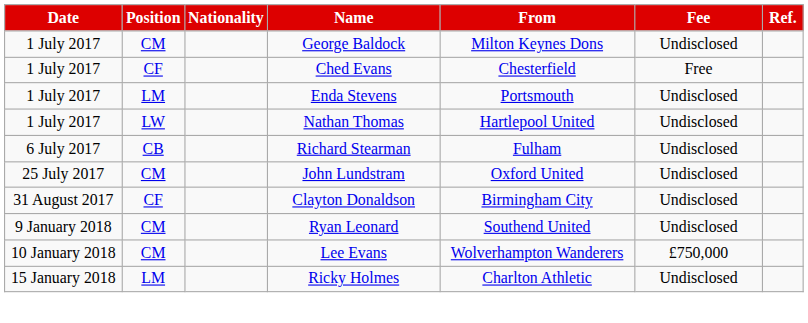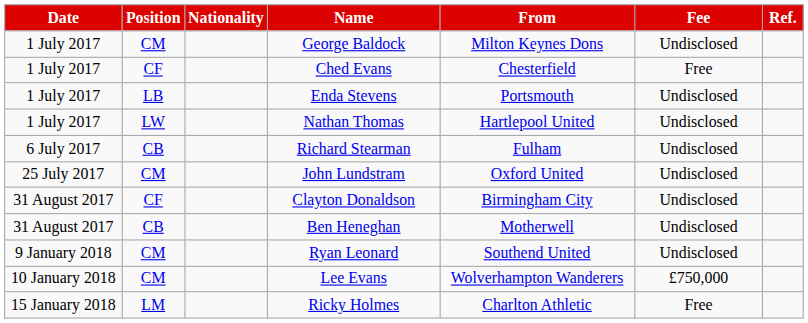(153, 96) LM -> (153, 96) LB
+ row: (354, 226)
(699, 279) Undisclosed -> (699, 305) Free
